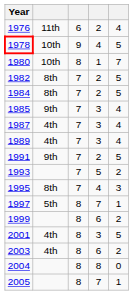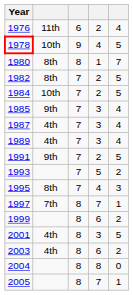(51, 61) 10th -> (51, 61) 8th
(51, 93) 8th -> (51, 93) 10th
(51, 203) 5th -> (51, 203) 7th
